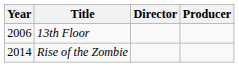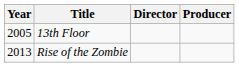(19, 33) 2006 -> (19, 33) 2005
(19, 52) 2014 -> (19, 52) 2013
